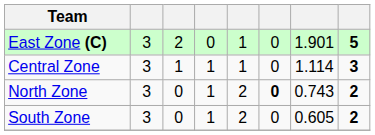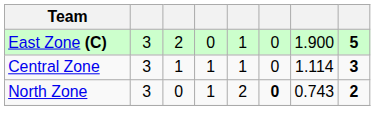(314, 42) 1.901 -> (314, 42) 1.900
- row: (49, 117)
